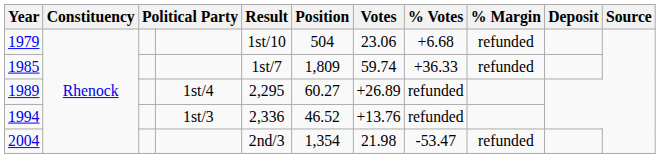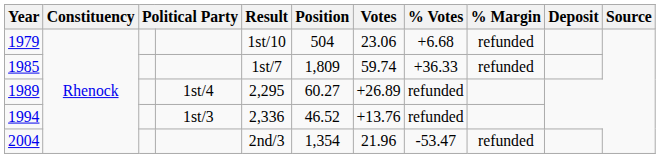(379, 141) 21.98 -> (379, 141) 21.96
